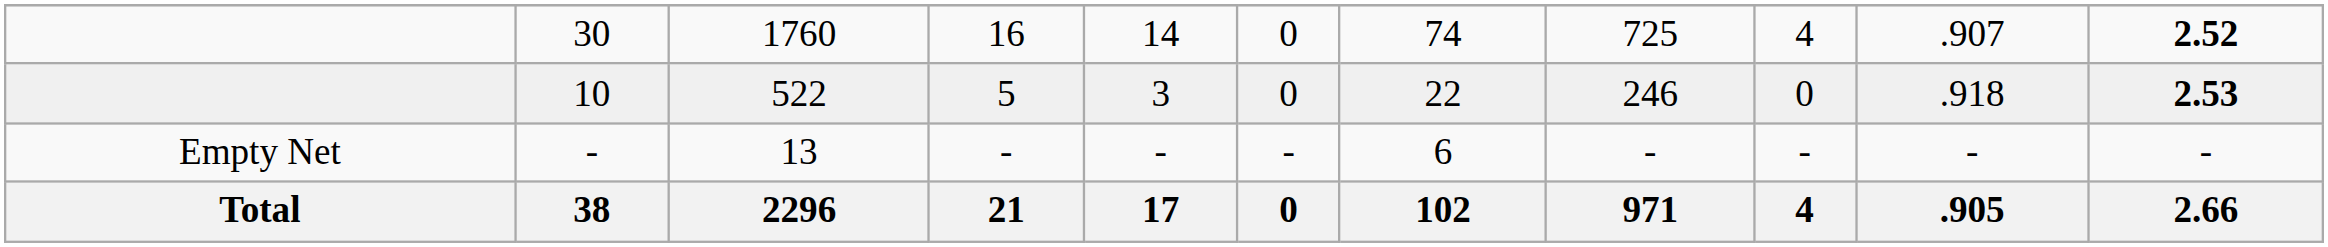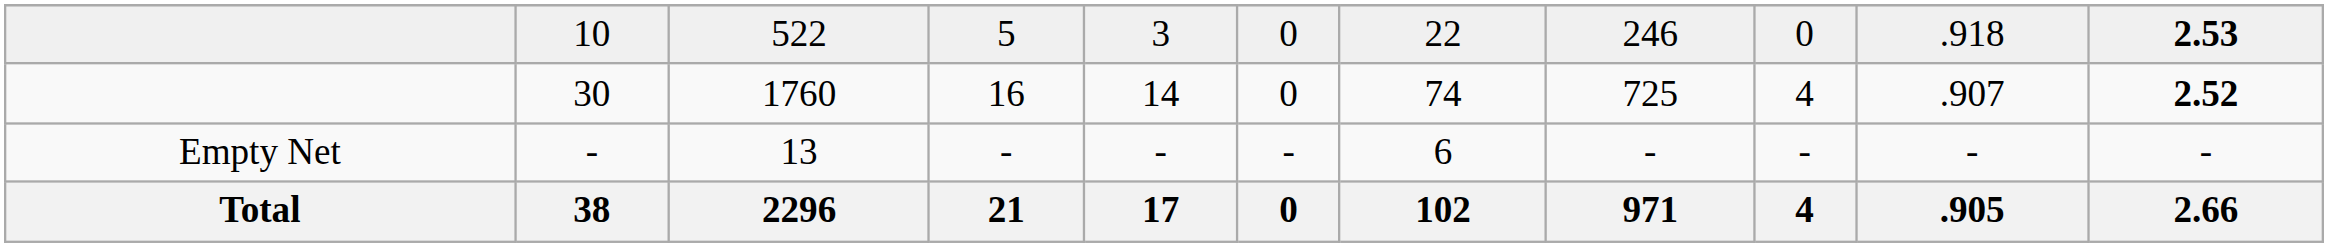rows swapped: (592, 33) <-> (592, 92)
